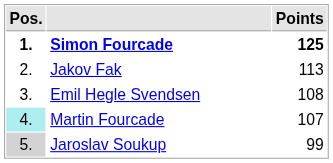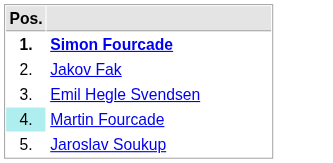- column: (300, 18)
(26, 145) lightgrey background -> (26, 145) no background
